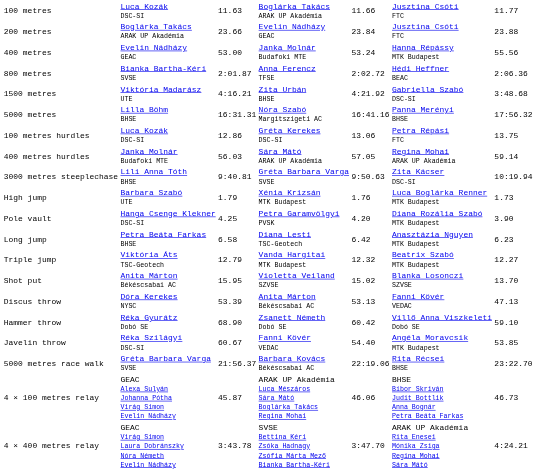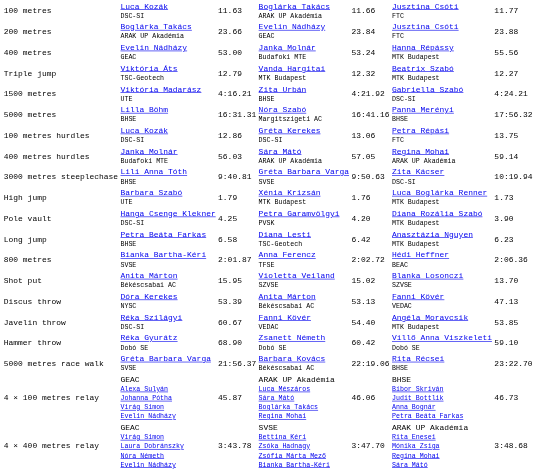rows swapped: (28, 73) <-> (30, 260)
(511, 94) 3:48.68 -> (511, 94) 4:24.21
rows swapped: (32, 322) <-> (35, 343)
(511, 446) 4:24.21 -> (511, 446) 3:48.68
